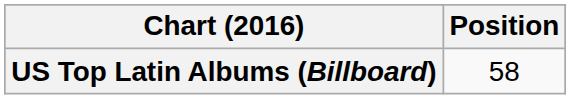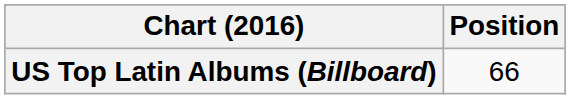(504, 70) 58 -> (504, 70) 66
